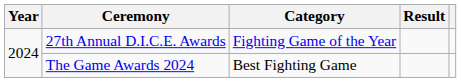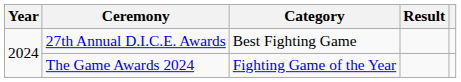(315, 41) Fighting Game of the Year -> (295, 41) Best Fighting Game
(295, 65) Best Fighting Game -> (315, 65) Fighting Game of the Year
